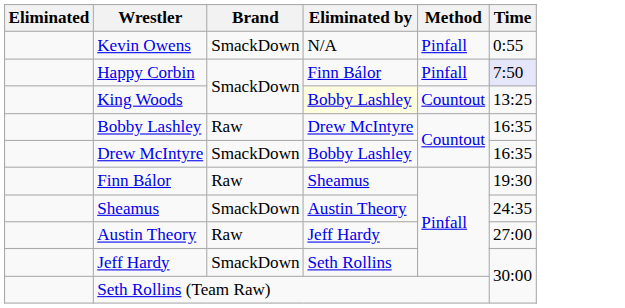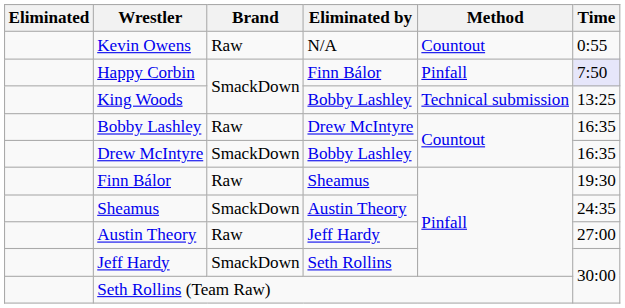(255, 45) SmackDown -> (227, 45) Raw
(444, 45) Pinfall -> (453, 45) Countout
(360, 99) lightyellow background -> (360, 99) no background
(453, 99) Countout -> (495, 99) Technical submission
